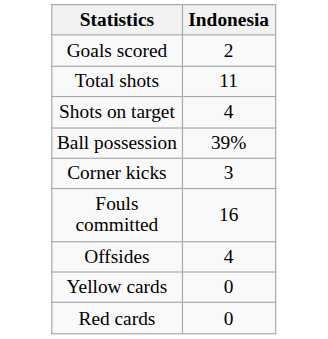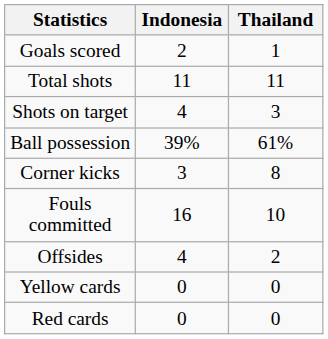+ column: (275, 19)
